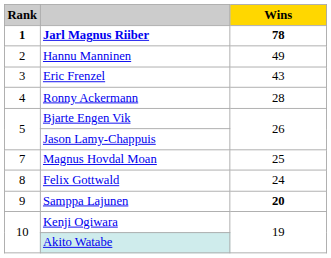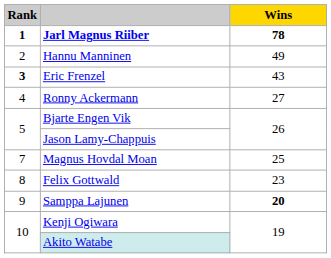(22, 76) normal -> (22, 76) bold
(278, 97) 28 -> (278, 97) 27
(278, 180) 24 -> (278, 180) 23
